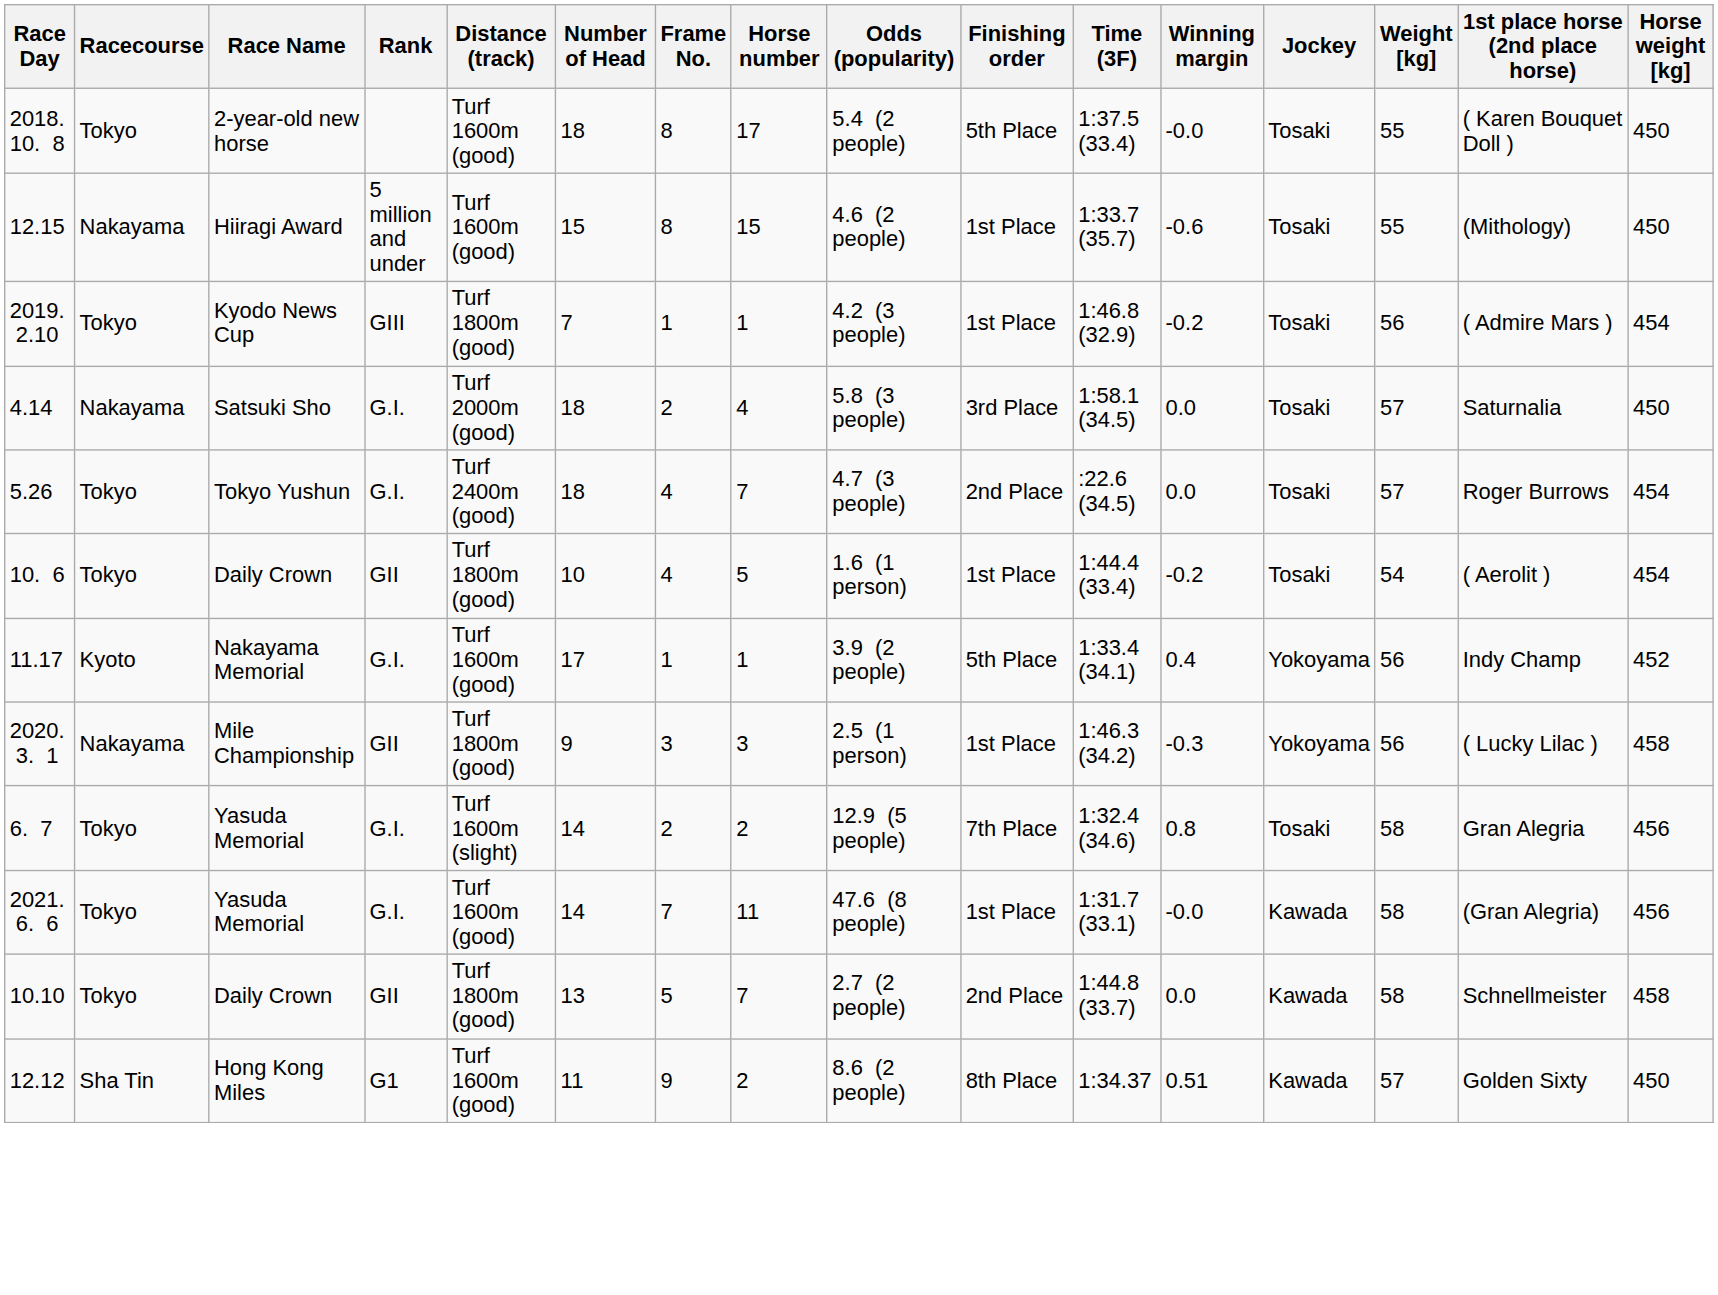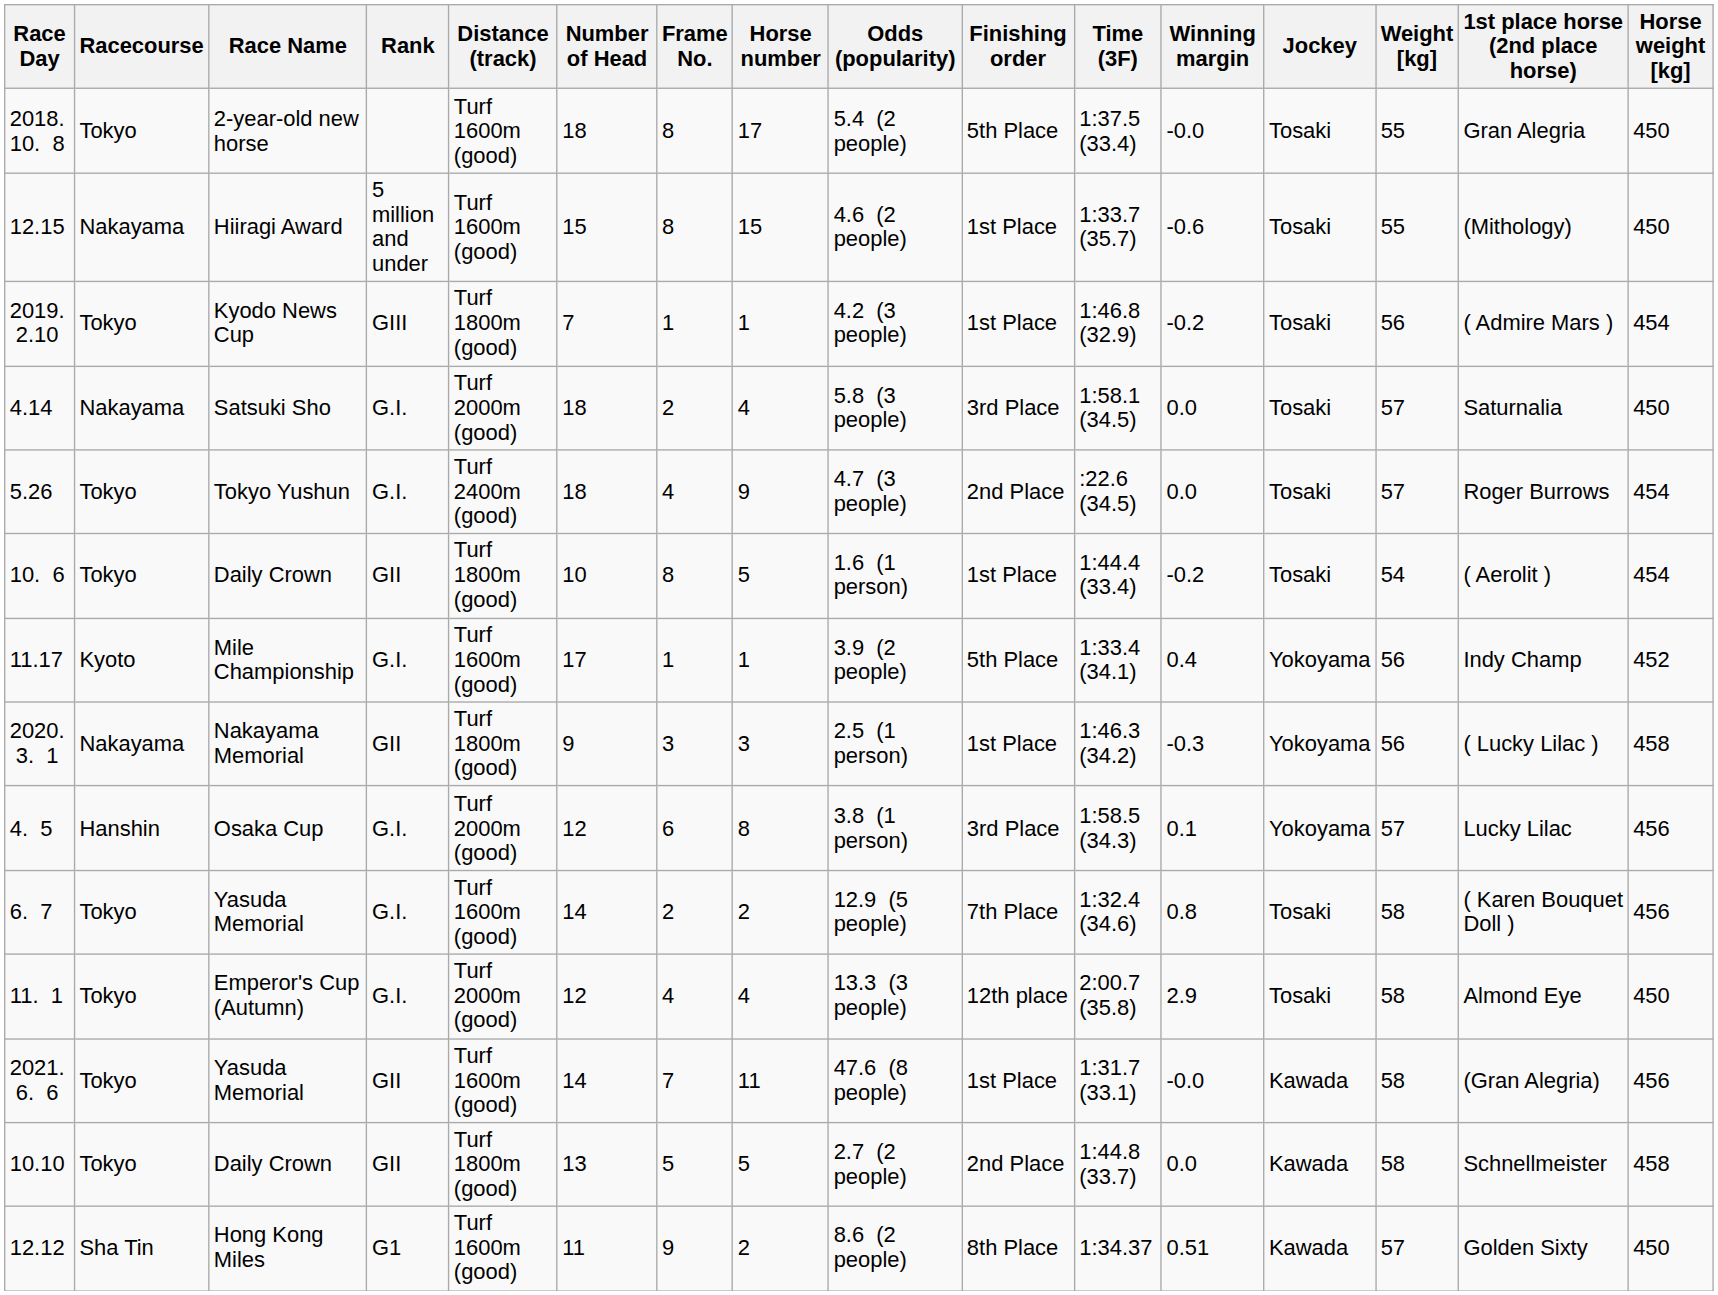(1543, 130) ( Karen Bouquet Doll ) -> (1524, 130) Gran Alegria
(742, 491) 7 -> (744, 491) 9
(667, 575) 4 -> (668, 575) 8
(266, 659) Nakayama Memorial -> (284, 659) Mile Championship
(284, 743) Mile Championship -> (266, 743) Nakayama Memorial
+ row: (31, 827)
(485, 827) Turf 1600m (slight) -> (487, 912) Turf 1600m (good)
(1524, 827) Gran Alegria -> (1543, 912) ( Karen Bouquet Doll )
+ row: (36, 996)
(387, 912) G.I. -> (387, 1080) GII
(742, 996) 7 -> (744, 1164) 5
